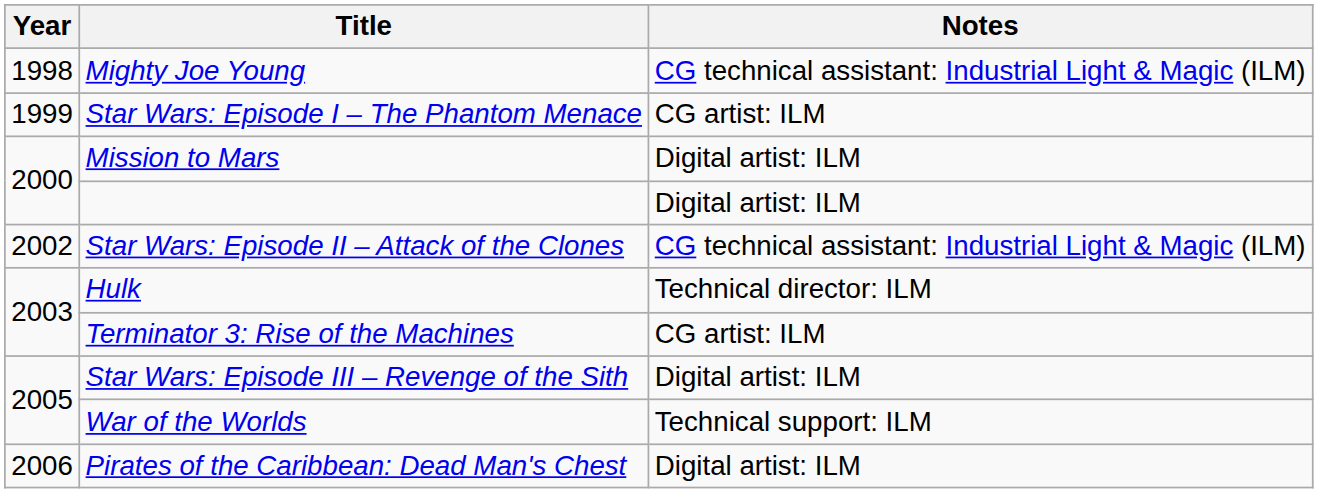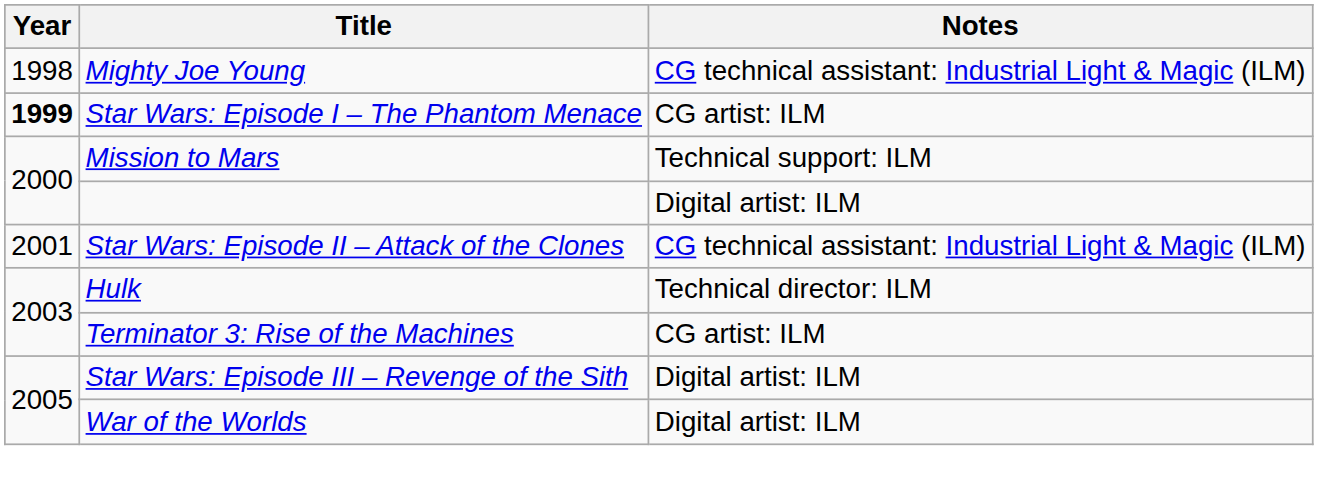(42, 114) normal -> (42, 114) bold
(758, 158) Digital artist: ILM -> (793, 158) Technical support: ILM
(42, 245) 2002 -> (42, 245) 2001
(793, 421) Technical support: ILM -> (758, 421) Digital artist: ILM
- row: (356, 465)
